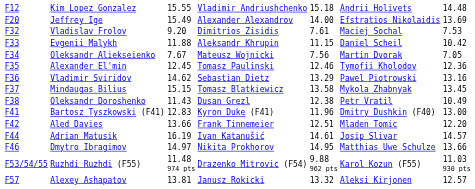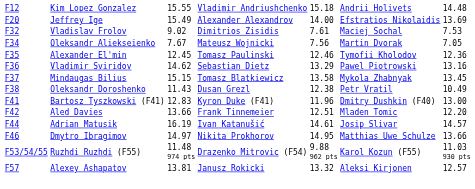(177, 32) 9.20 -> (177, 32) 9.02
- row: (84, 43)
